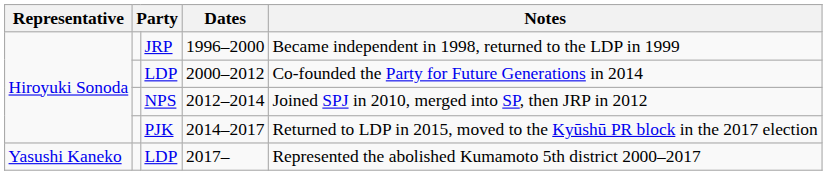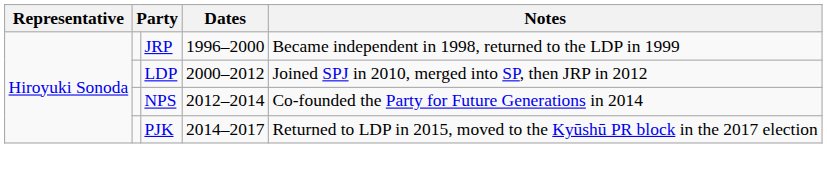(458, 73) Co-founded the Party for Future Generations in 2014 -> (460, 73) Joined SPJ in 2010, merged into SP, then JRP in 2012
(460, 101) Joined SPJ in 2010, merged into SP, then JRP in 2012 -> (458, 101) Co-founded the Party for Future Generations in 2014
- row: (208, 156)
